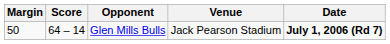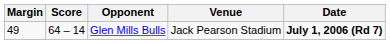(13, 30) 50 -> (13, 30) 49
